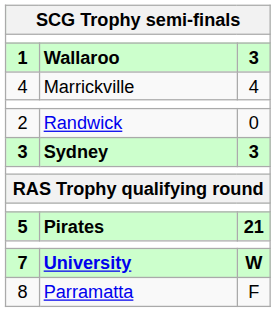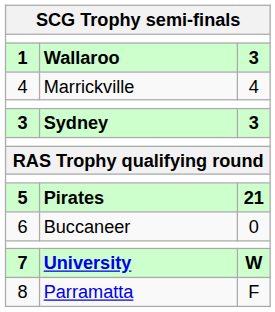- row: (23, 123)
+ row: (23, 226)
